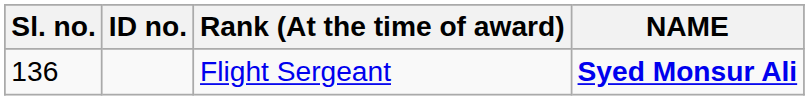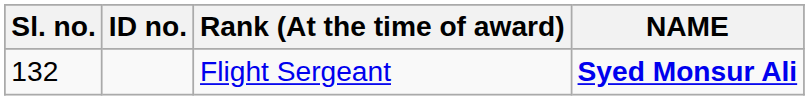(35, 71) 136 -> (35, 71) 132
